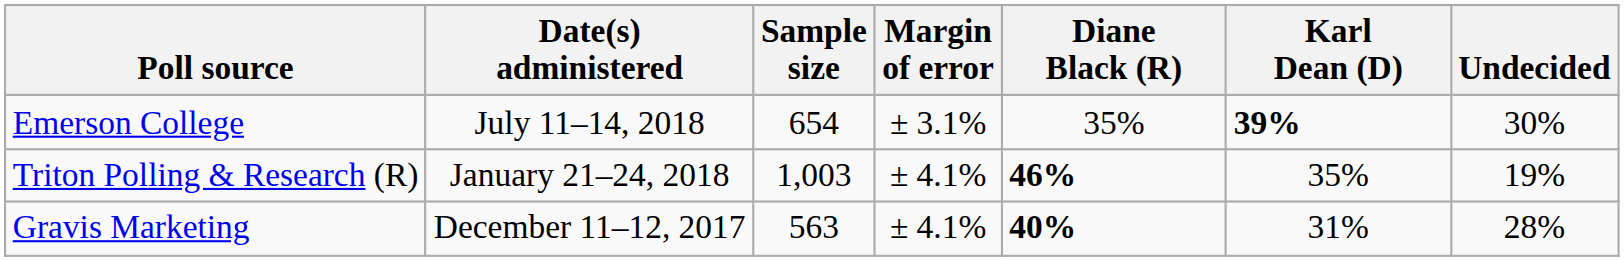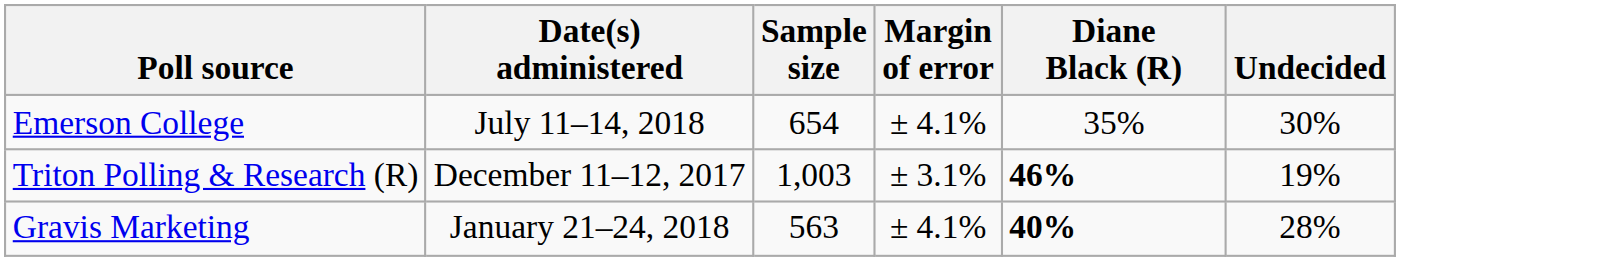- column: (1338, 49)
(938, 121) ± 3.1% -> (938, 121) ± 4.1%
(590, 174) January 21–24, 2018 -> (590, 174) December 11–12, 2017
(938, 174) ± 4.1% -> (938, 174) ± 3.1%
(590, 227) December 11–12, 2017 -> (590, 227) January 21–24, 2018
